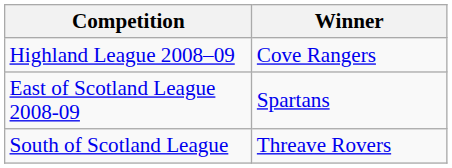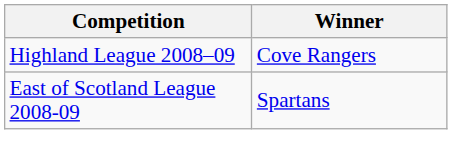- row: (119, 145)
